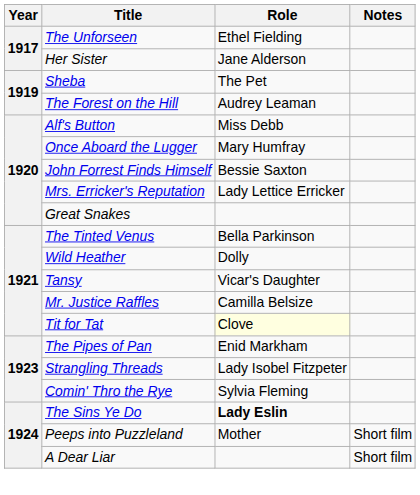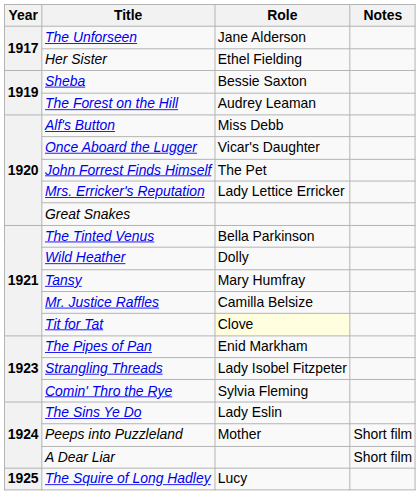(260, 37) Ethel Fielding -> (262, 37) Jane Alderson
(262, 59) Jane Alderson -> (260, 59) Ethel Fielding
(242, 81) The Pet -> (262, 81) Bessie Saxton
(261, 147) Mary Humfray -> (269, 147) Vicar's Daughter
(262, 170) Bessie Saxton -> (242, 170) The Pet
(269, 280) Vicar's Daughter -> (261, 280) Mary Humfray
(253, 412) bold -> (250, 412) normal
+ row: (128, 479)
